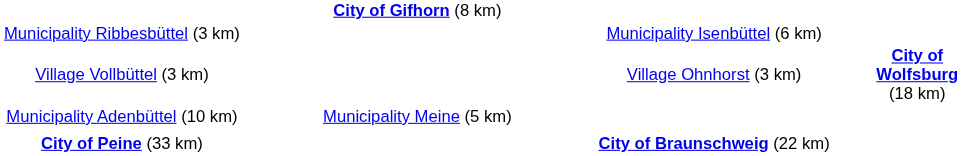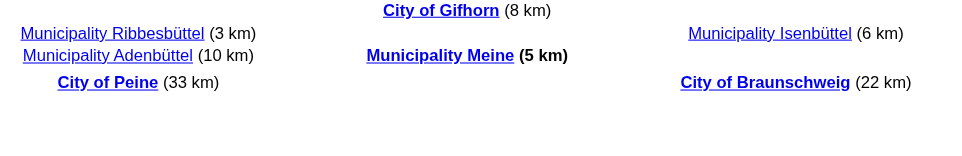- row: (122, 74)
(417, 116) normal -> (467, 56) bold
